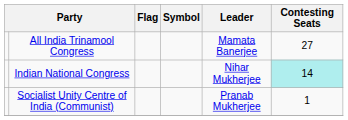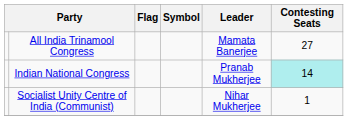(237, 73) Nihar Mukherjee -> (237, 73) Pranab Mukherjee
(237, 101) Pranab Mukherjee -> (237, 101) Nihar Mukherjee
